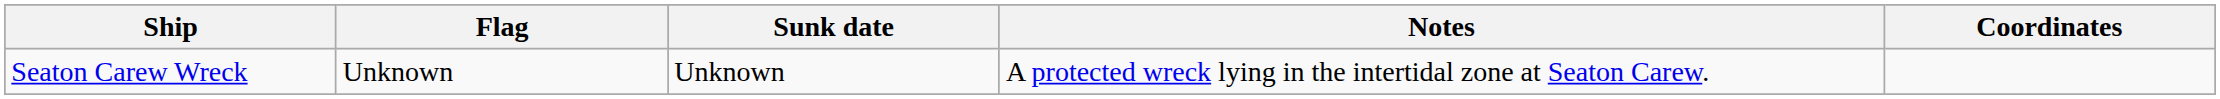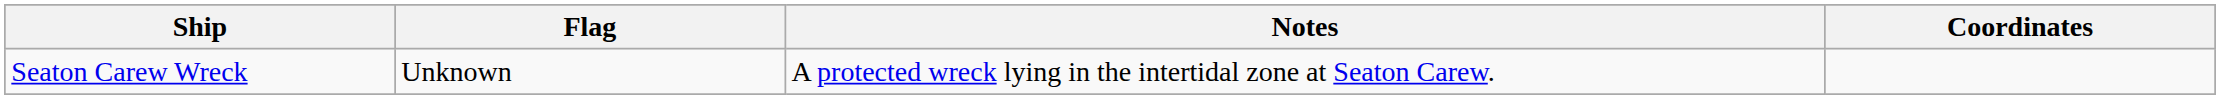- column: (834, 26)
